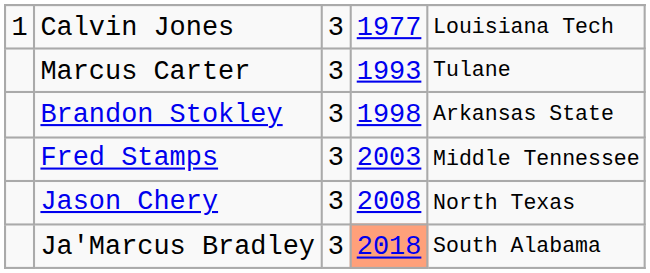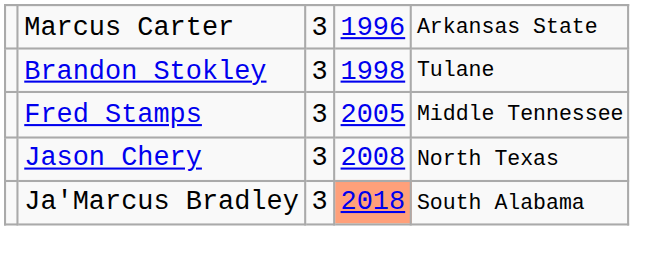- row: (137, 27)
(389, 71) 1993 -> (373, 27) 1996
(472, 71) Tulane -> (507, 27) Arkansas State
(523, 115) Arkansas State -> (456, 71) Tulane
(389, 159) 2003 -> (373, 115) 2005
